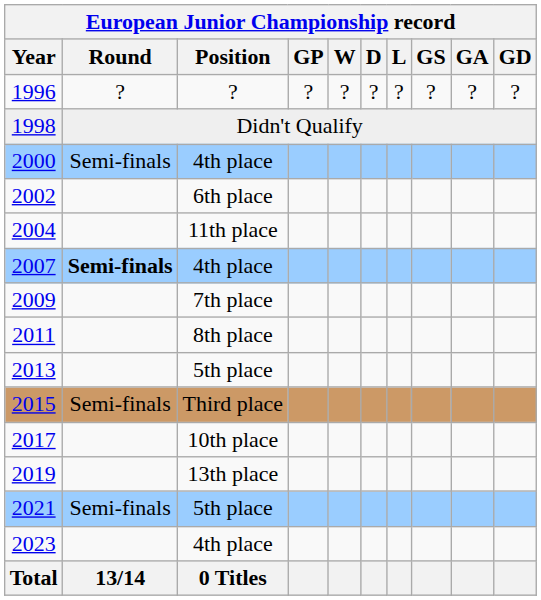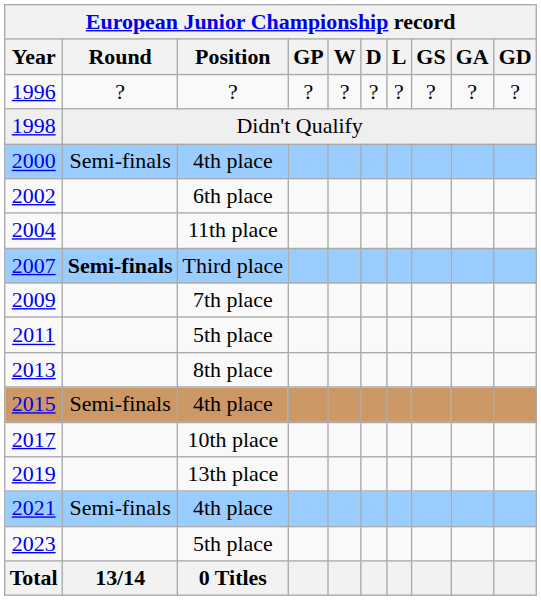(233, 265) 4th place -> (233, 265) Third place
(233, 334) 8th place -> (233, 334) 5th place
(233, 369) 5th place -> (233, 369) 8th place
(233, 404) Third place -> (233, 404) 4th place
(233, 508) 5th place -> (233, 508) 4th place
(233, 543) 4th place -> (233, 543) 5th place
